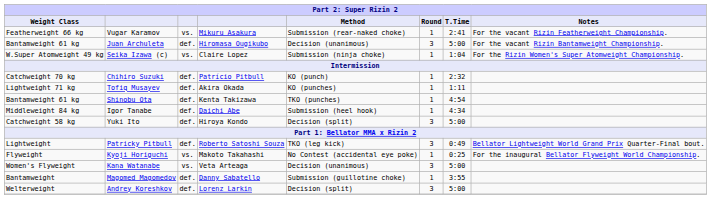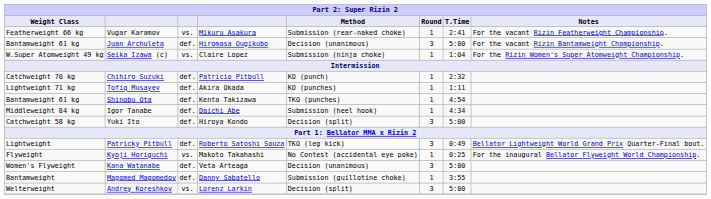(188, 166) vs. -> (188, 166) def.
(188, 189) def. -> (188, 189) vs.
